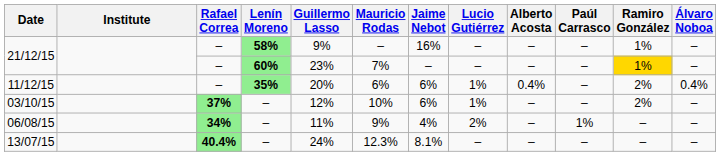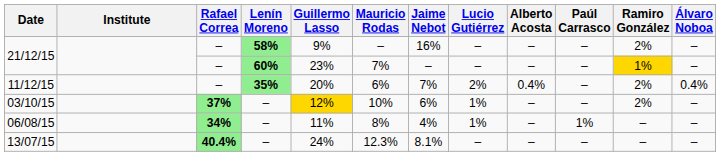(643, 46) 1% -> (643, 46) 2%
(428, 84) 6% -> (428, 84) 7%
(478, 84) 1% -> (478, 84) 2%
(322, 103) no background -> (322, 103) gold background
(381, 122) 9% -> (381, 122) 8%
(478, 122) 2% -> (478, 122) 1%
